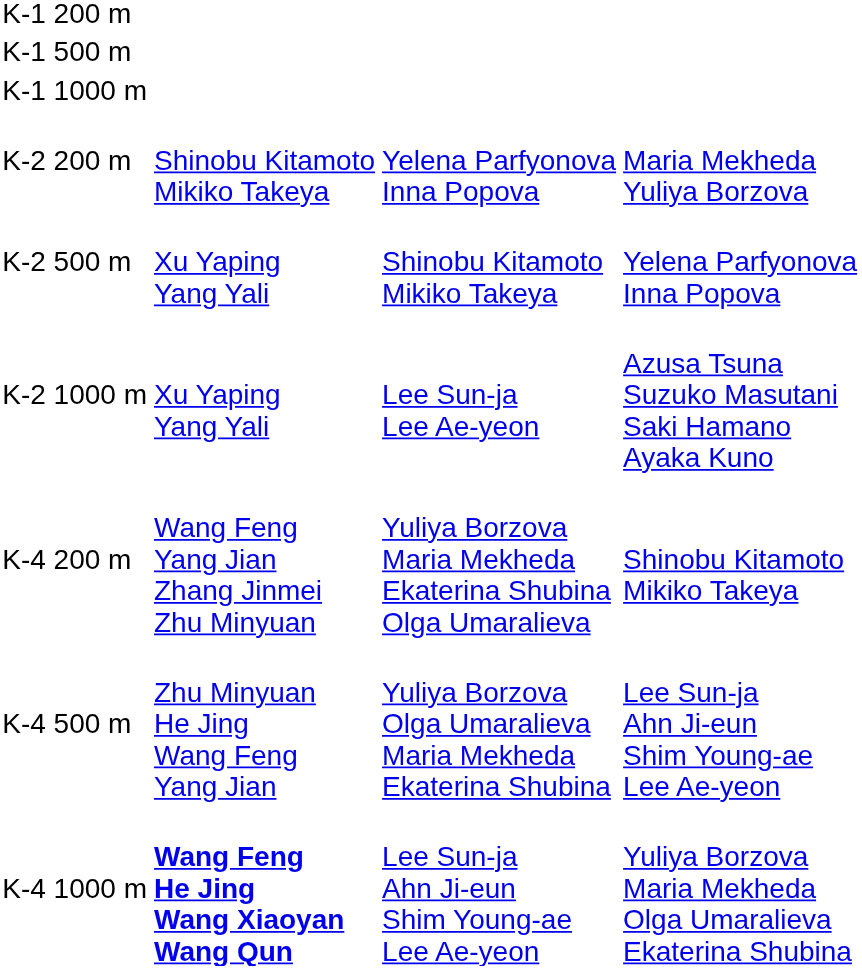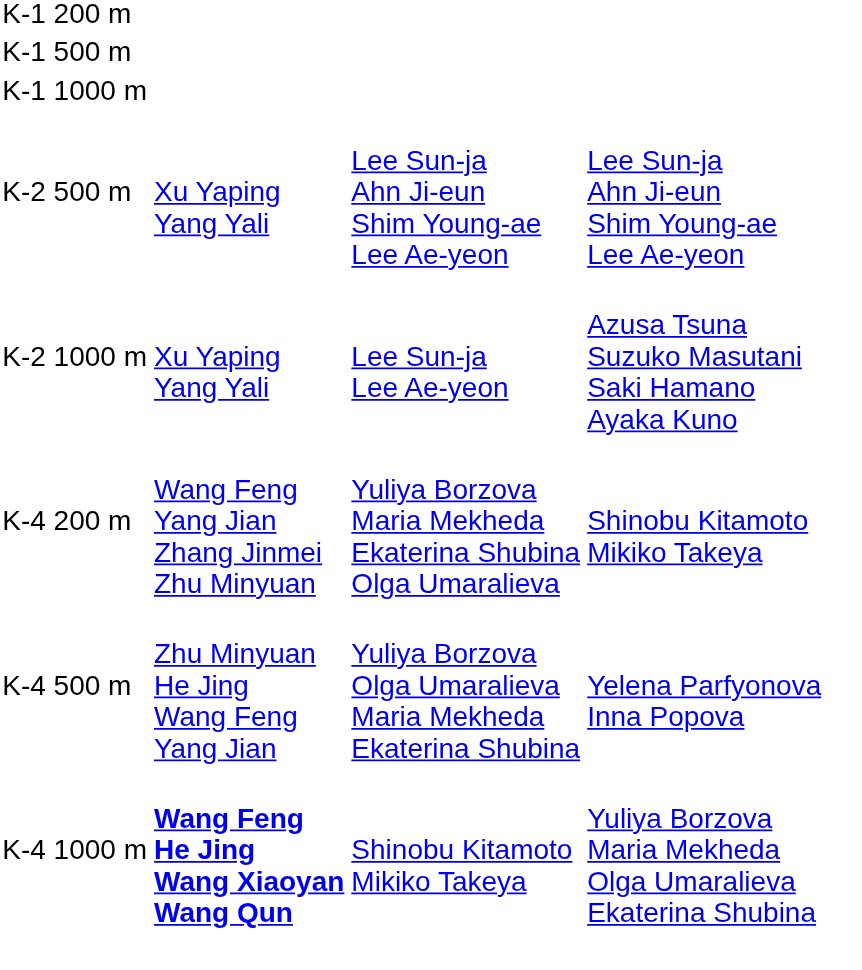- row: (67, 160)
(493, 277) Shinobu Kitamoto Mikiko Takeya -> (446, 207) Lee Sun-ja Ahn Ji-eun Shim Young-ae Lee Ae-yeon
(740, 277) Yelena Parfyonova Inna Popova -> (682, 207) Lee Sun-ja Ahn Ji-eun Shim Young-ae Lee Ae-yeon
(718, 739) Lee Sun-ja Ahn Ji-eun Shim Young-ae Lee Ae-yeon -> (704, 701) Yelena Parfyonova Inna Popova
(477, 904) Lee Sun-ja Ahn Ji-eun Shim Young-ae Lee Ae-yeon -> (462, 865) Shinobu Kitamoto Mikiko Takeya
